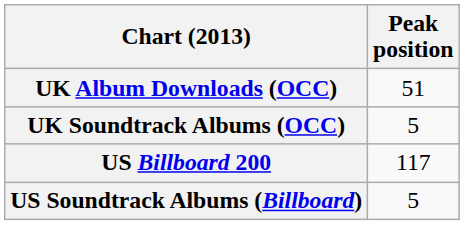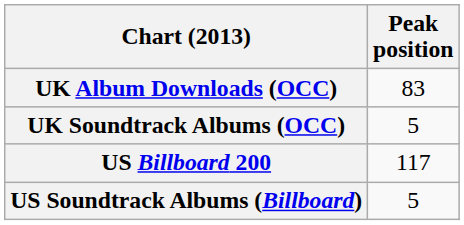(413, 87) 51 -> (413, 87) 83
